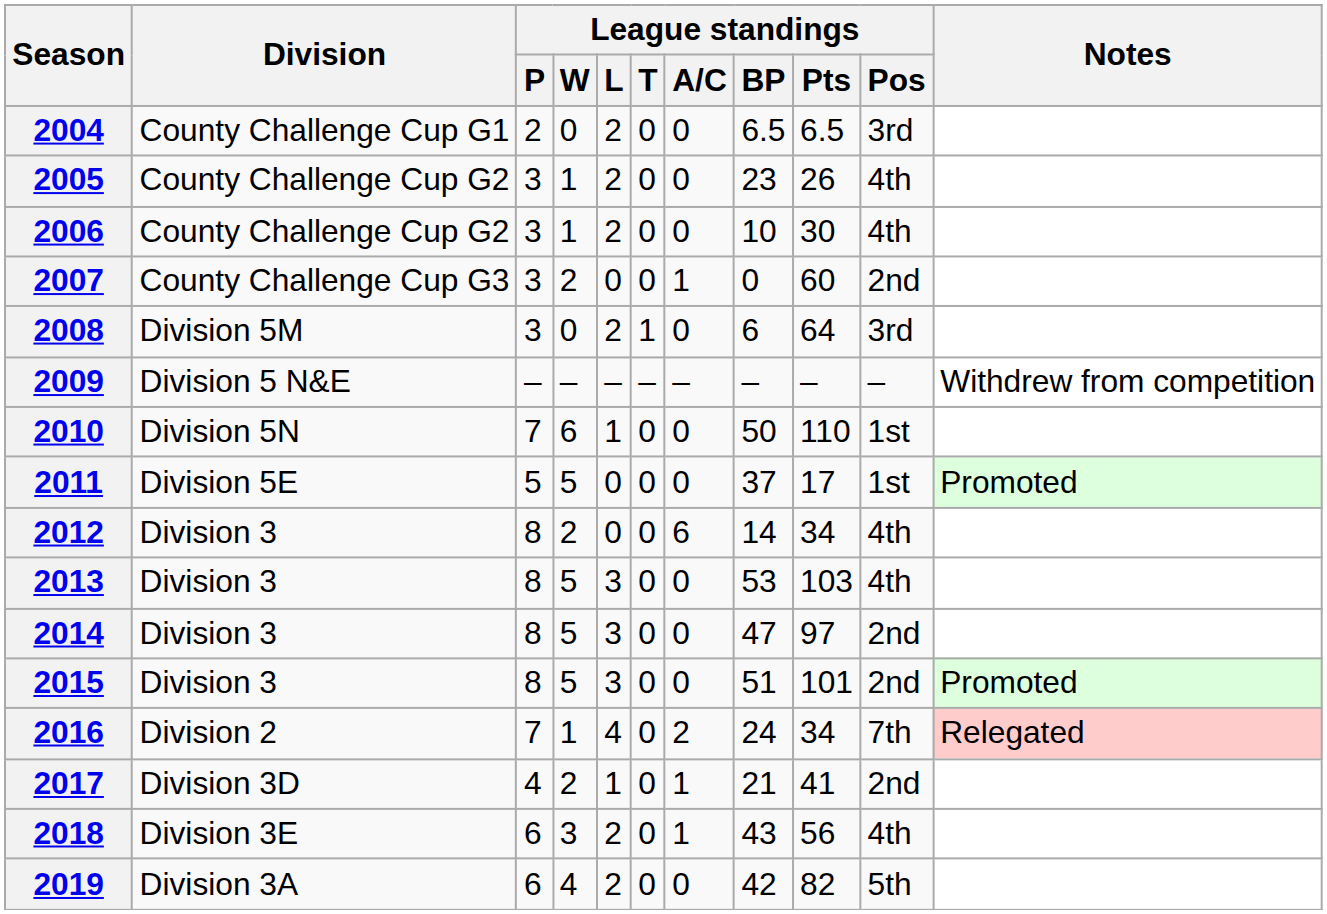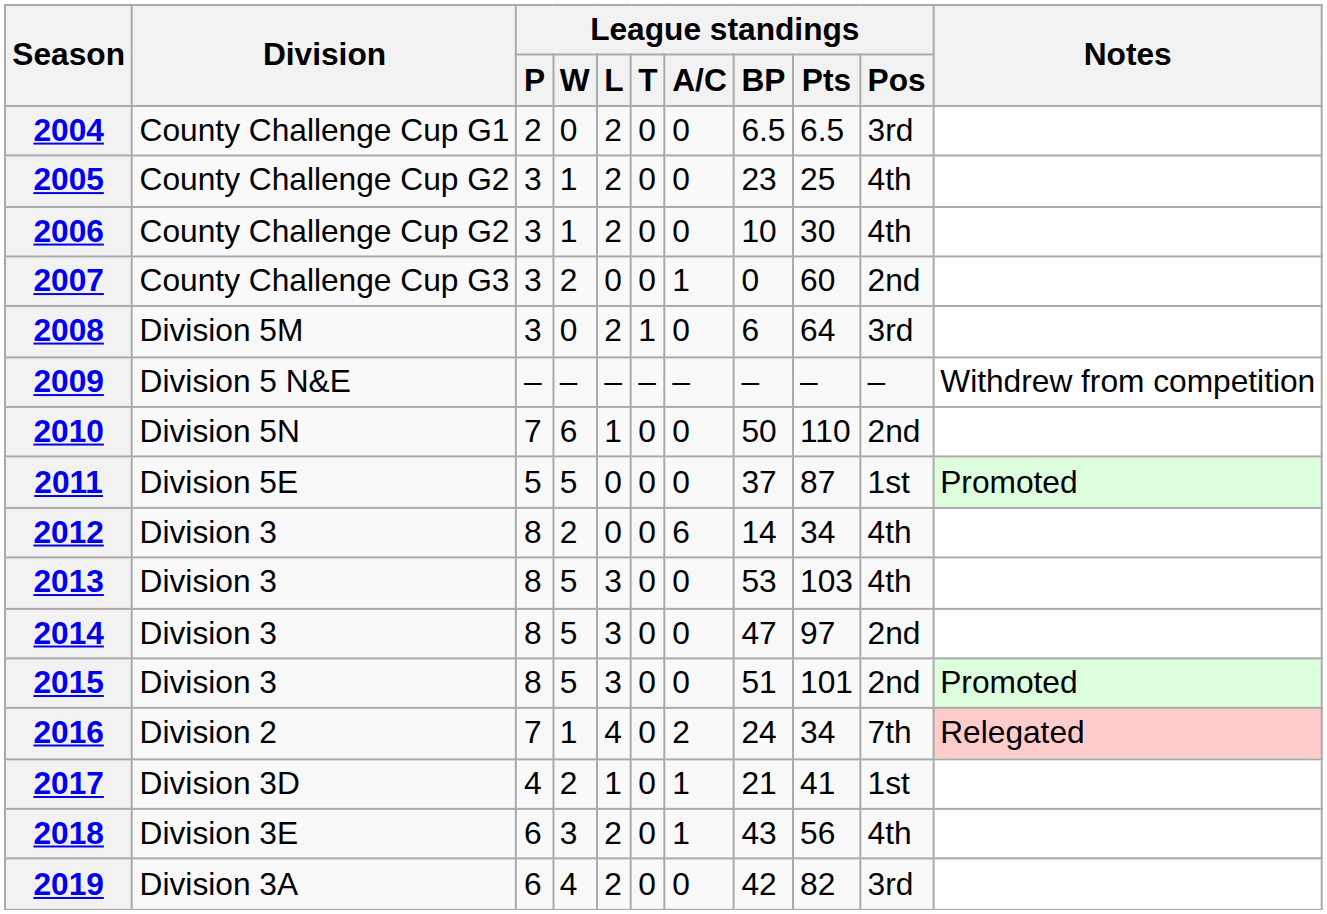(818, 180) 26 -> (818, 180) 25
(889, 431) 1st -> (894, 431) 2nd
(818, 481) 17 -> (818, 481) 87
(894, 783) 2nd -> (889, 783) 1st
(890, 883) 5th -> (890, 883) 3rd
